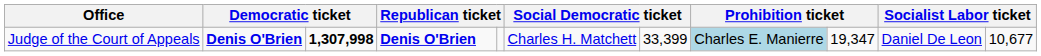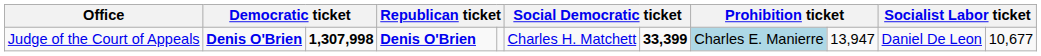(665, 39) normal -> (665, 39) bold
(853, 39) 19,347 -> (853, 39) 13,947
